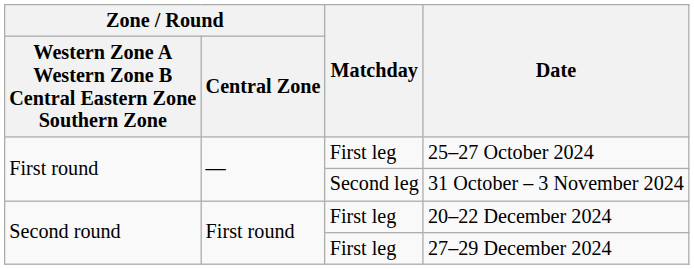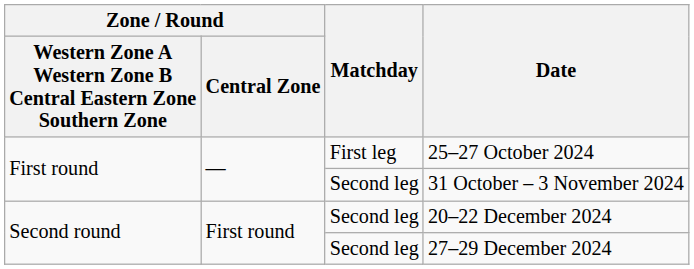(363, 216) First leg -> (374, 216) Second leg
(363, 248) First leg -> (374, 248) Second leg
